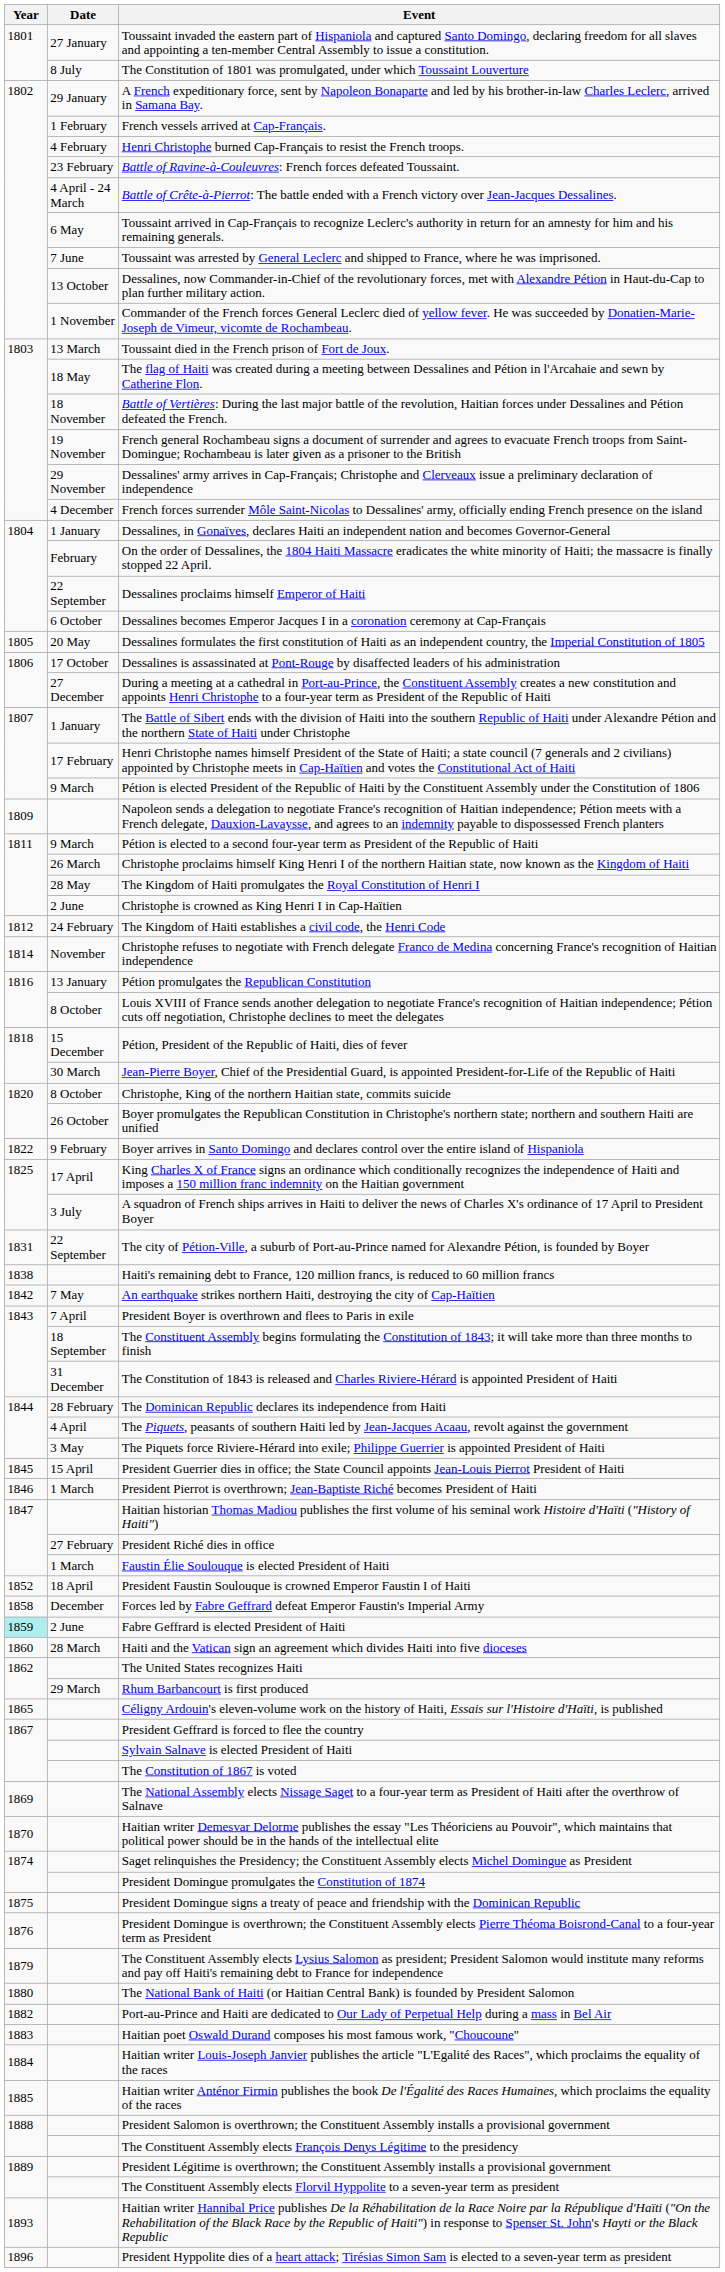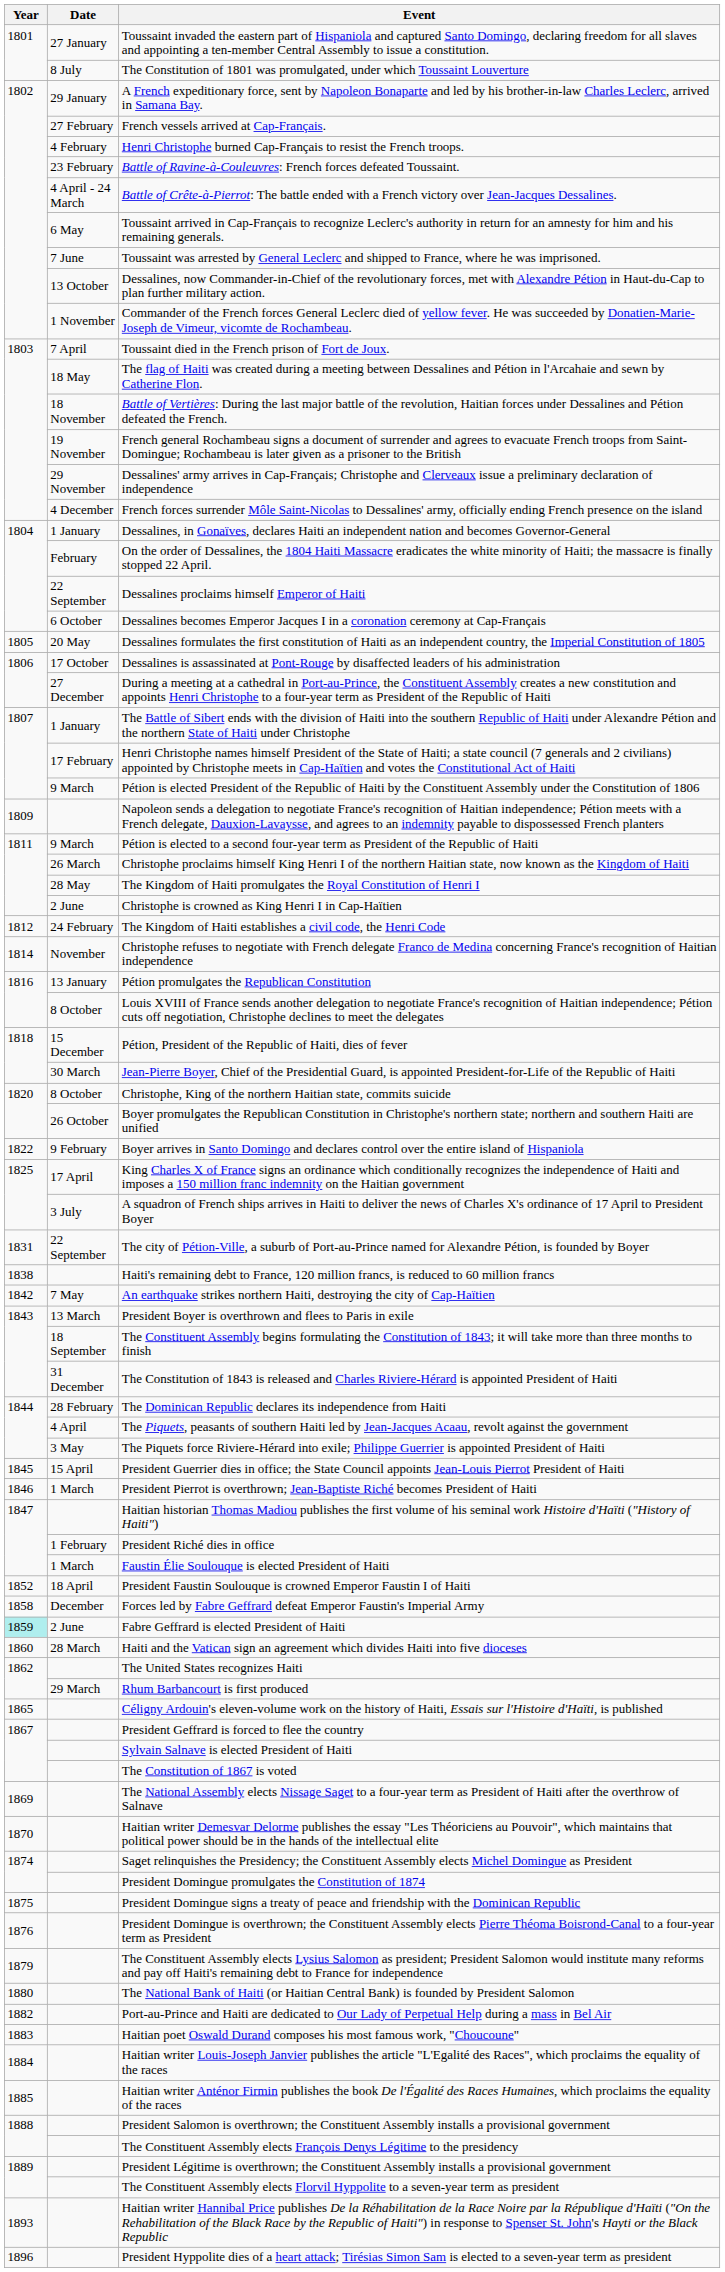(79, 126) 1 February -> (82, 126) 27 February
(75, 348) 13 March -> (68, 348) 7 April
(68, 1316) 7 April -> (75, 1316) 13 March
(82, 1544) 27 February -> (79, 1544) 1 February
